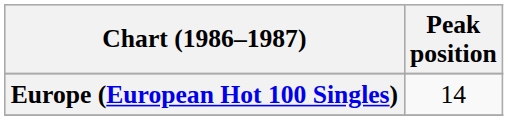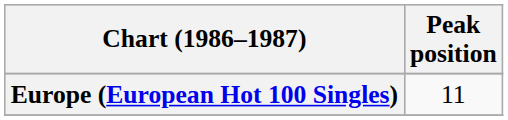(453, 94) 14 -> (453, 94) 11
